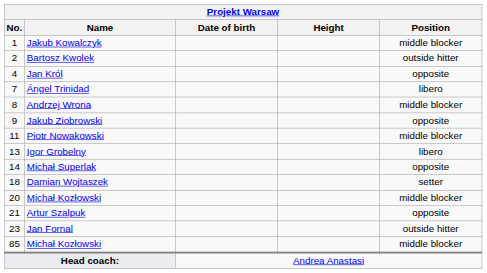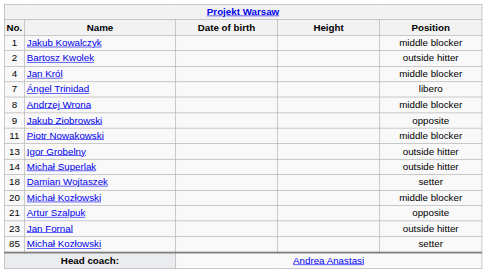(431, 74) opposite -> (431, 74) middle blocker
(431, 151) libero -> (431, 151) outside hitter
(431, 167) opposite -> (431, 167) outside hitter
(431, 244) middle blocker -> (431, 244) setter
